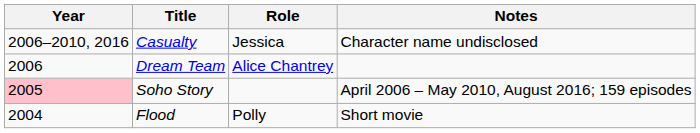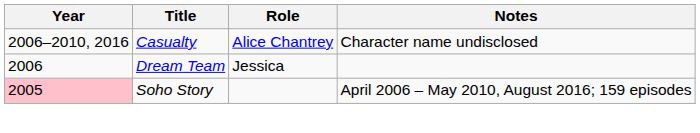(258, 41) Jessica -> (283, 41) Alice Chantrey
(283, 66) Alice Chantrey -> (258, 66) Jessica
- row: (155, 115)
